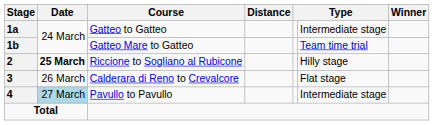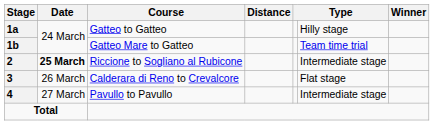(343, 29) Intermediate stage -> (324, 29) Hilly stage
(324, 62) Hilly stage -> (343, 62) Intermediate stage
(63, 95) lightblue background -> (63, 95) no background
